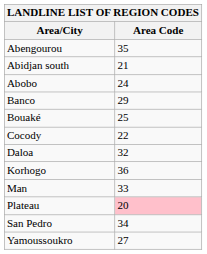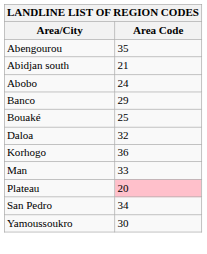- row: (24, 135)
(123, 240) 27 -> (123, 223) 30
